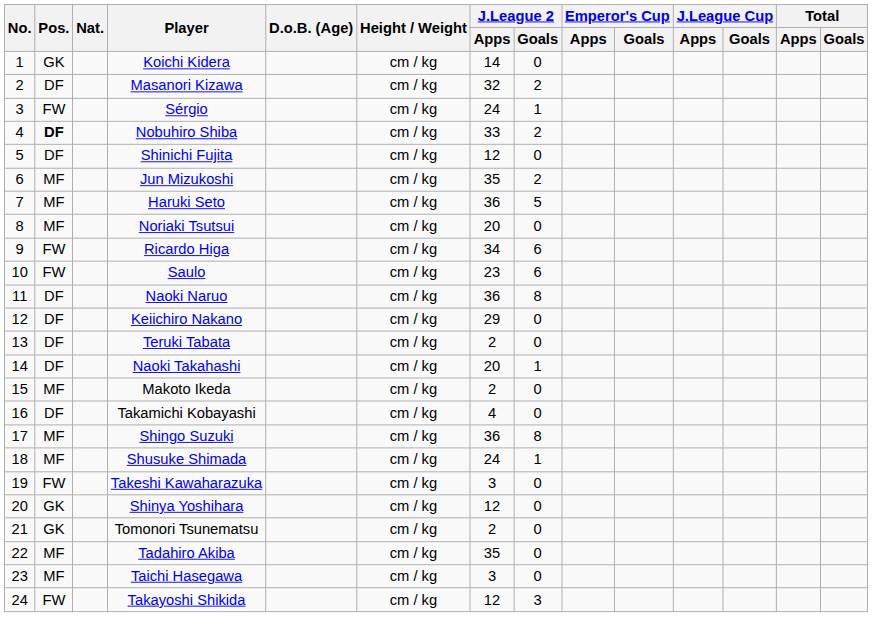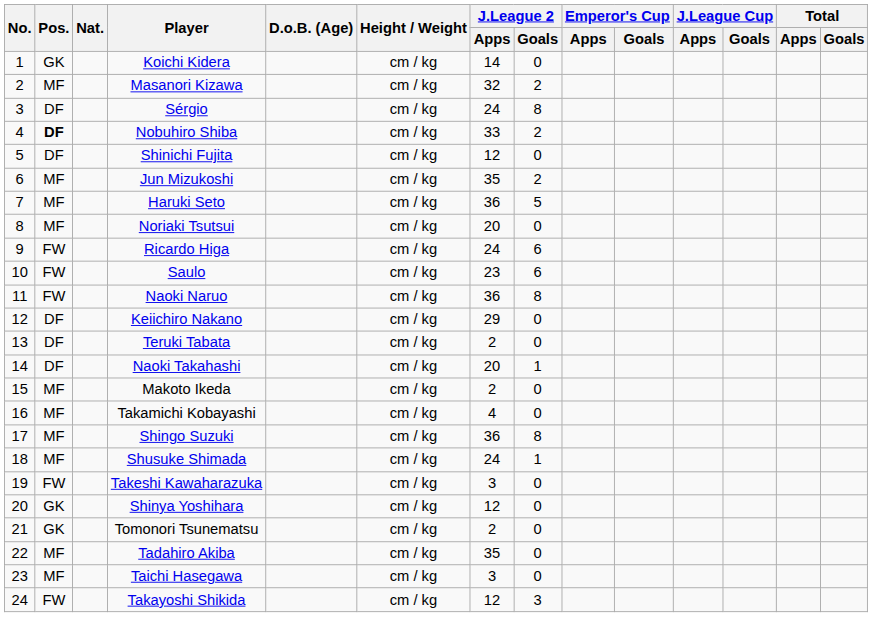(54, 86) DF -> (54, 86) MF
(54, 109) FW -> (54, 109) DF
(538, 109) 1 -> (538, 109) 8
(492, 249) 34 -> (492, 249) 24
(54, 296) DF -> (54, 296) FW
(54, 413) DF -> (54, 413) MF
